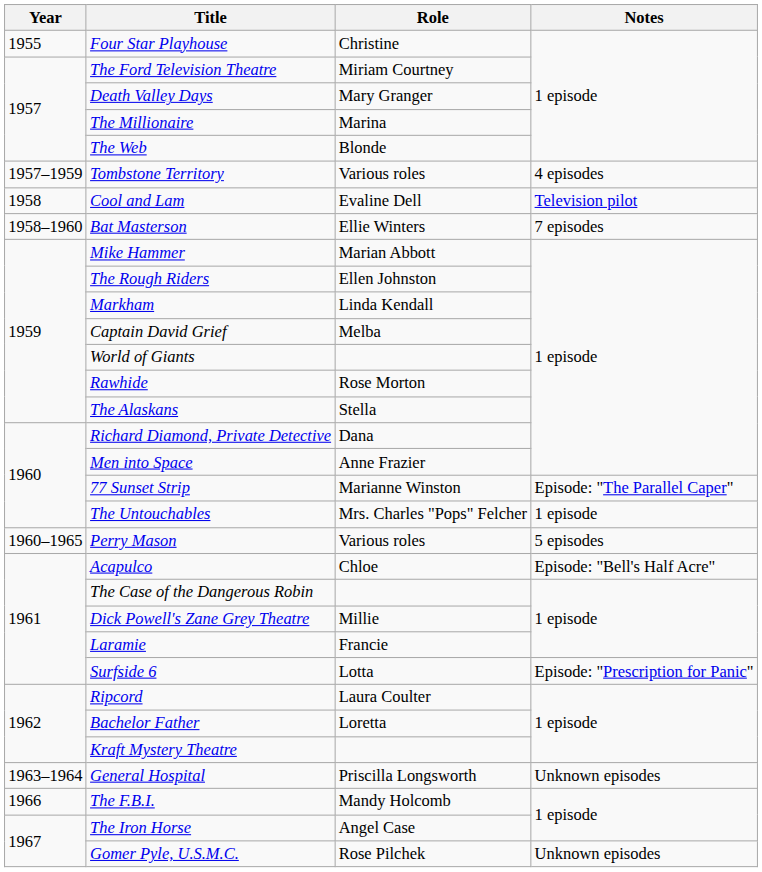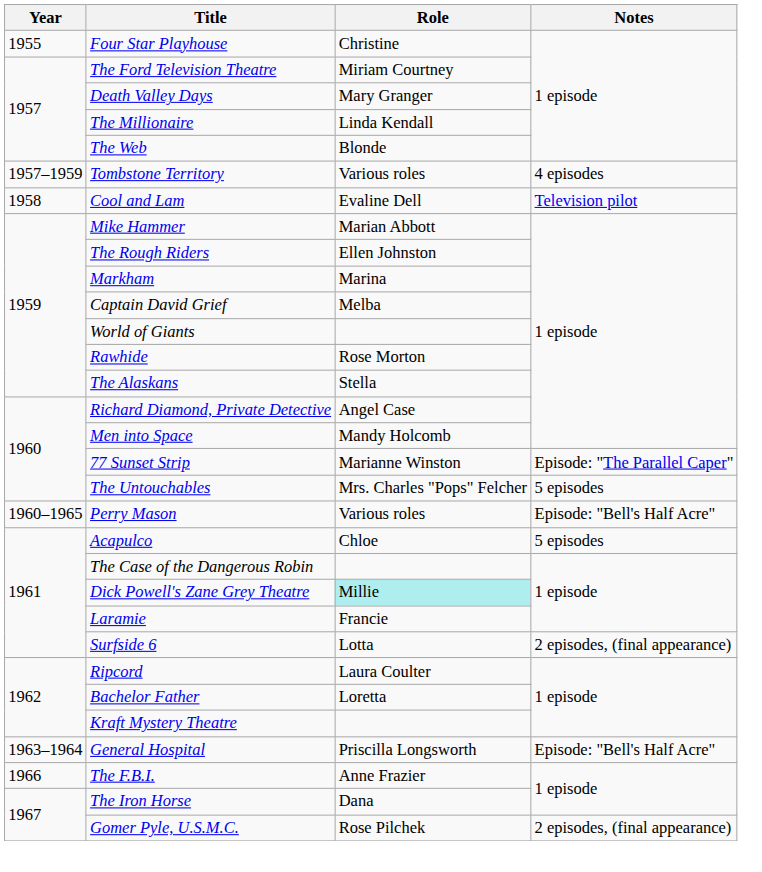(362, 122) Marina -> (386, 122) Linda Kendall
- row: (138, 226)
(386, 305) Linda Kendall -> (362, 278) Marina
(356, 435) Dana -> (377, 409) Angel Case
(382, 461) Anne Frazier -> (395, 435) Mandy Holcomb
(566, 514) 1 episode -> (569, 488) 5 episodes
(569, 540) 5 episodes -> (625, 514) Episode: "Bell's Half Acre"
(625, 566) Episode: "Bell's Half Acre" -> (569, 540) 5 episodes
(359, 618) no background -> (359, 592) paleturquoise background
(644, 670) Episode: "Prescription for Panic" -> (633, 644) 2 episodes, (final appearance)
(598, 775) Unknown episodes -> (625, 749) Episode: "Bell's Half Acre"
(395, 801) Mandy Holcomb -> (382, 775) Anne Frazier
(377, 827) Angel Case -> (356, 801) Dana
(598, 853) Unknown episodes -> (633, 827) 2 episodes, (final appearance)
